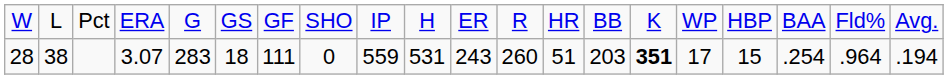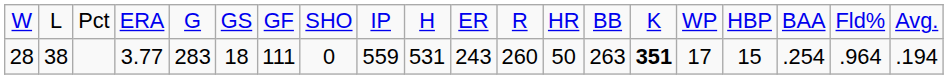(142, 56) 3.07 -> (142, 56) 3.77
(564, 56) 51 -> (564, 56) 50
(608, 56) 203 -> (608, 56) 263
